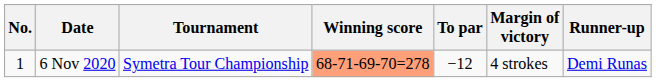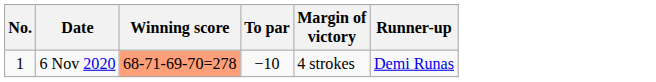- column: (216, 27)
(460, 63) −12 -> (267, 63) −10
